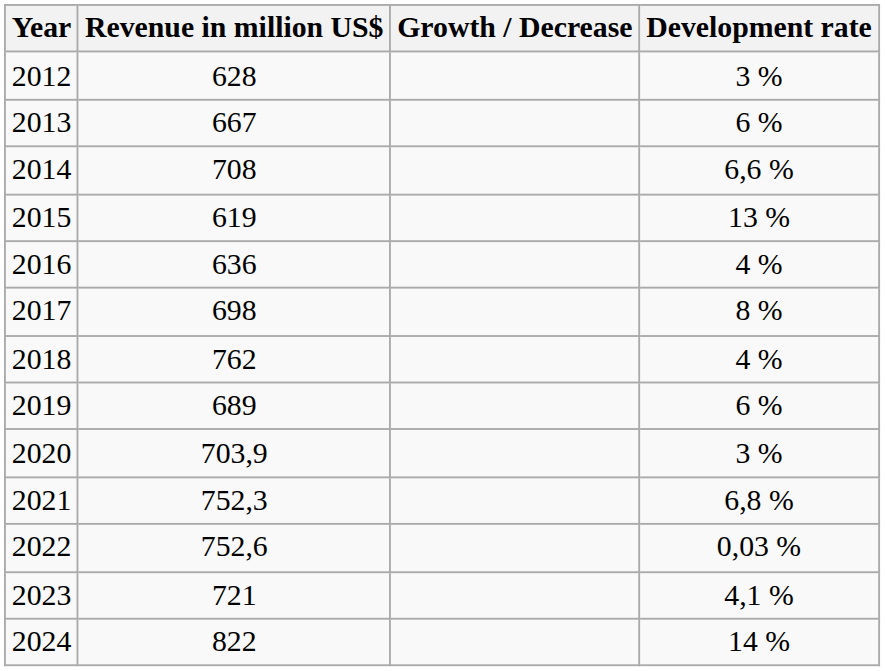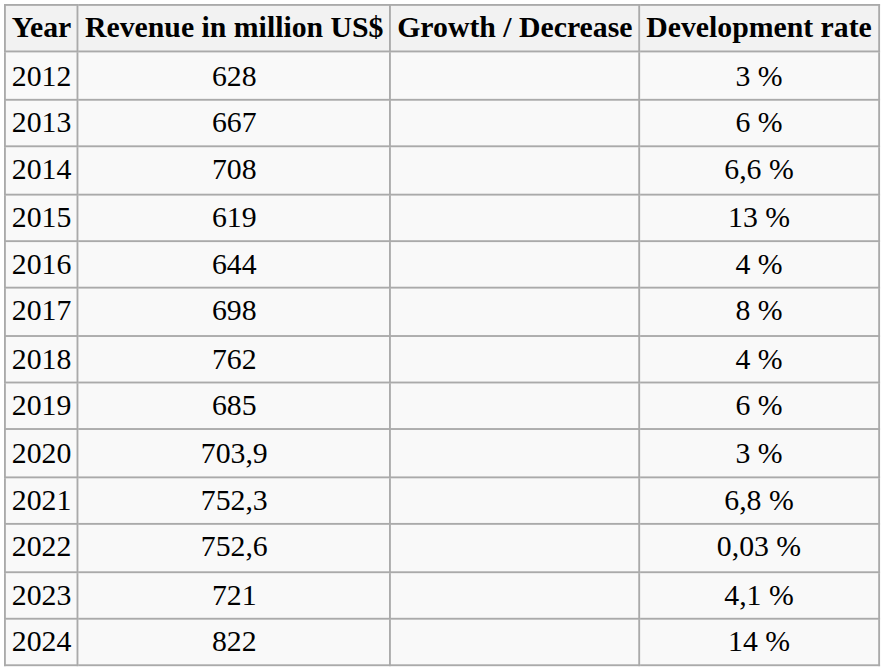(234, 264) 636 -> (234, 264) 644
(234, 405) 689 -> (234, 405) 685
